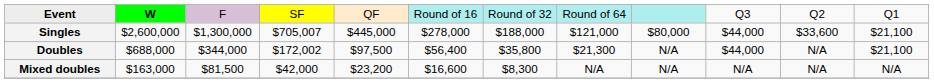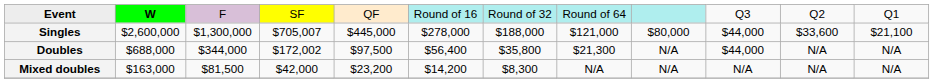(891, 51) $21,100 -> (891, 51) N/A
(446, 69) $16,600 -> (446, 69) $14,200
